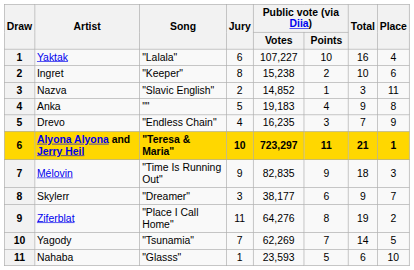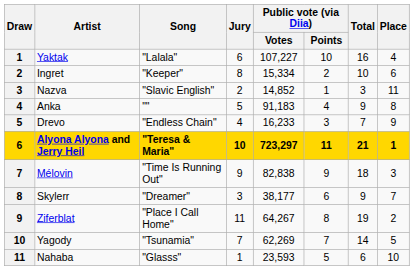(279, 73) 15,238 -> (279, 73) 15,334
(279, 106) 19,183 -> (279, 106) 91,183
(279, 123) 16,235 -> (279, 123) 16,233
(279, 173) 82,835 -> (279, 173) 82,838
(279, 218) 64,276 -> (279, 218) 64,267
